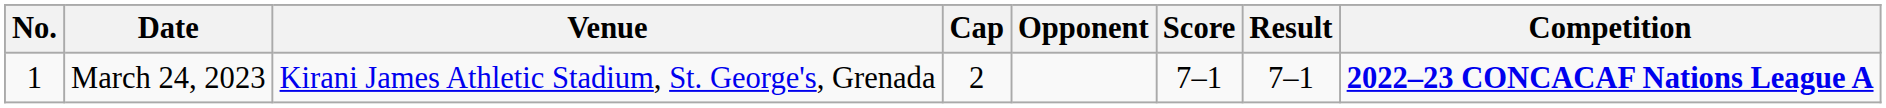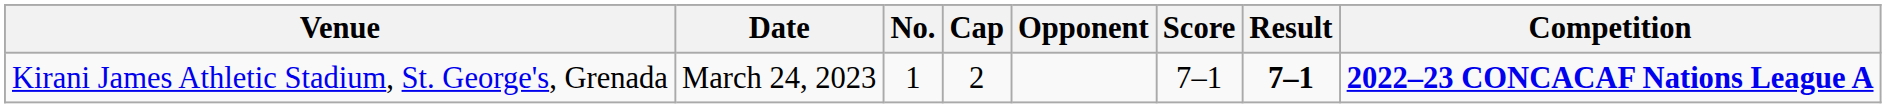columns swapped: (35, 28) <-> (608, 28)
(1291, 77) normal -> (1291, 77) bold
